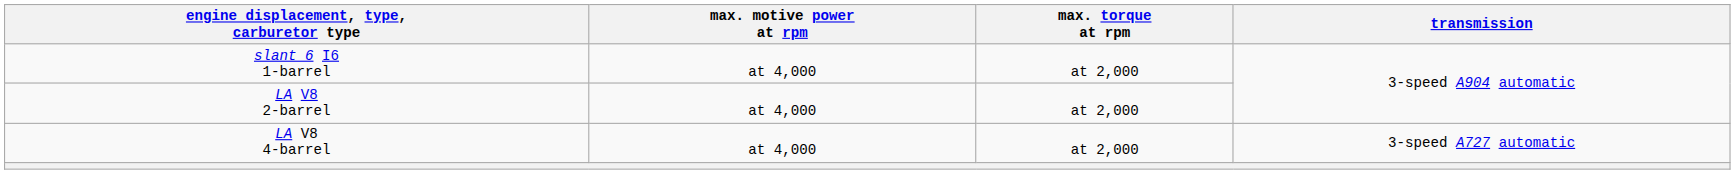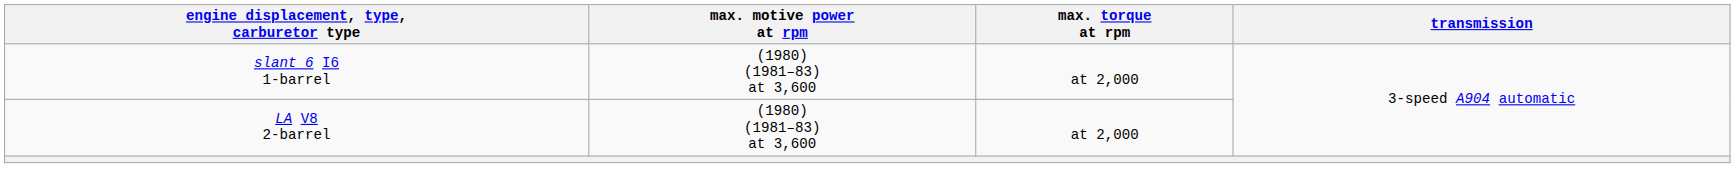(782, 72) at 4,000 -> (782, 72) (1980) (1981–83) at 3,600
(782, 111) at 4,000 -> (782, 128) (1980) (1981–83) at 3,600
- row: (297, 143)
